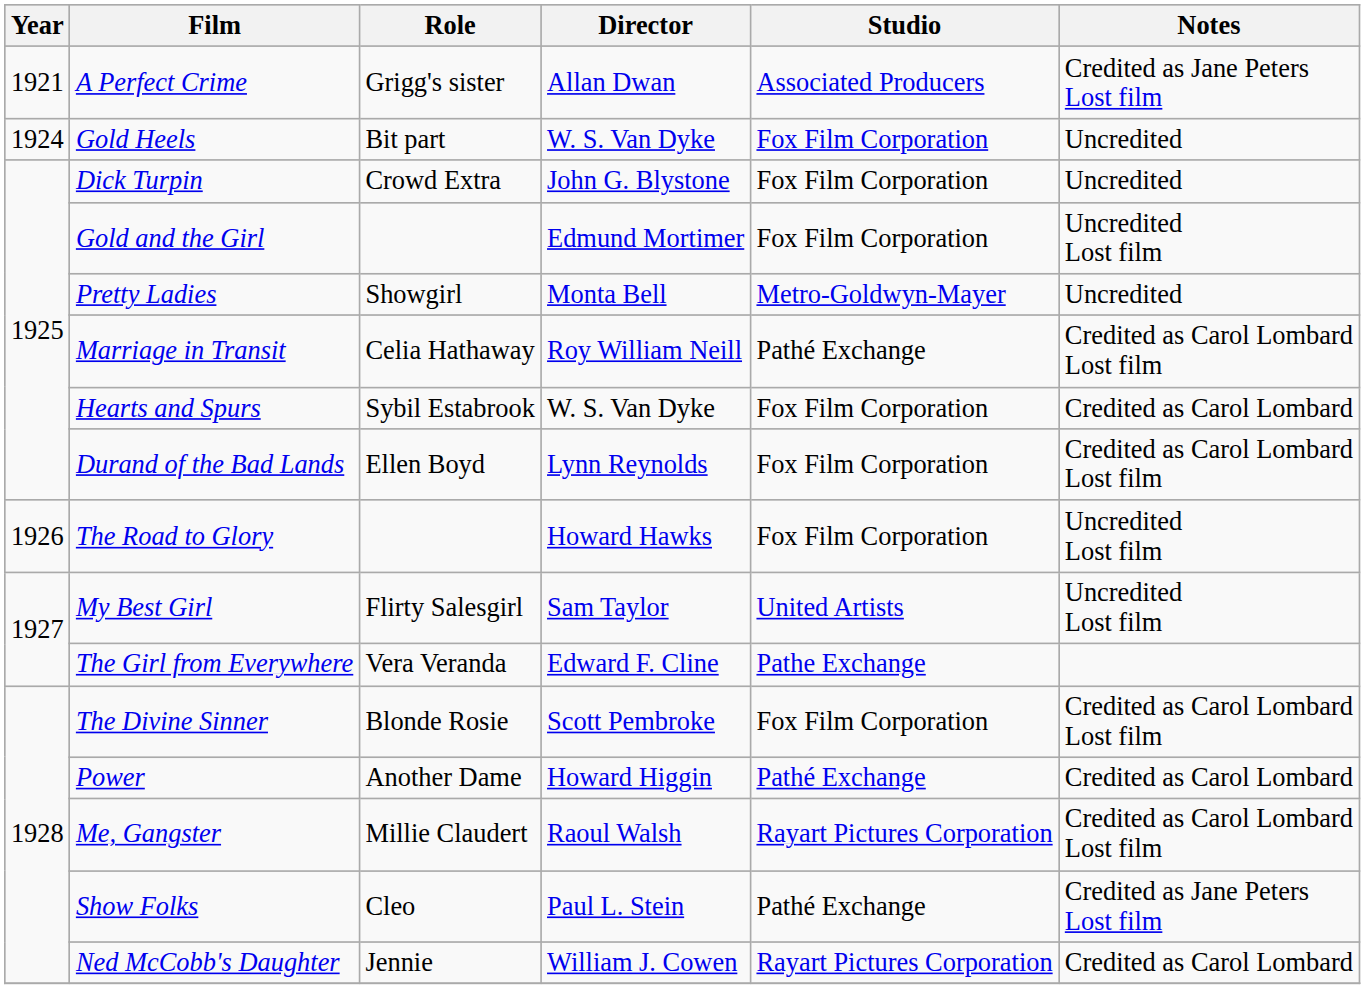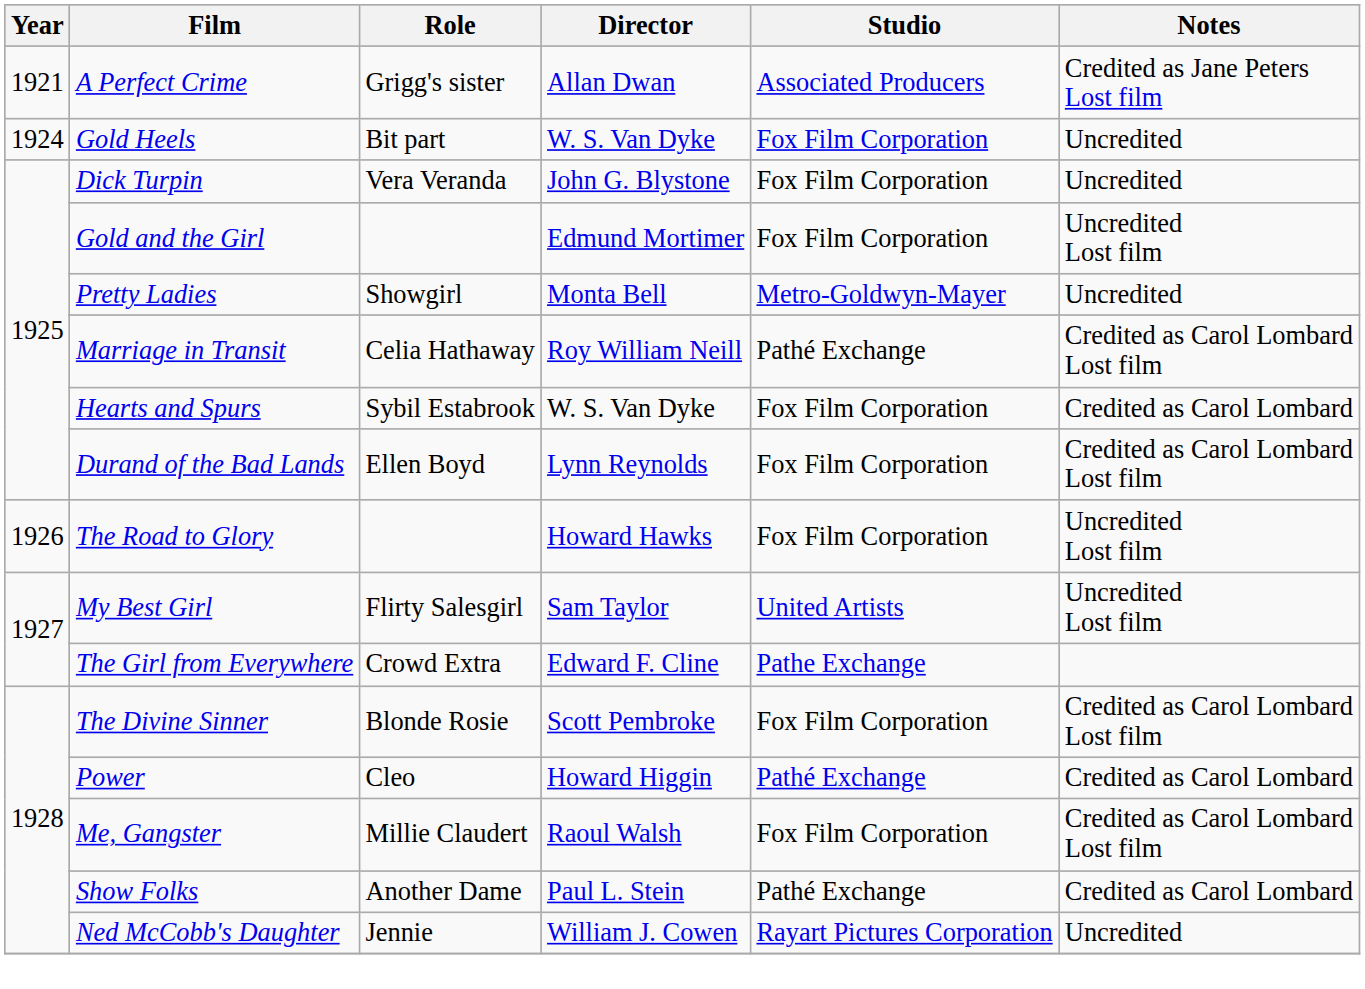(433, 180) Crowd Extra -> (436, 180) Vera Veranda
(436, 664) Vera Veranda -> (433, 664) Crowd Extra
(444, 777) Another Dame -> (390, 777) Cleo
(905, 834) Rayart Pictures Corporation -> (872, 834) Fox Film Corporation
(390, 905) Cleo -> (444, 891) Another Dame
(1187, 905) Credited as Jane Peters Lost film -> (1209, 891) Credited as Carol Lombard
(1209, 962) Credited as Carol Lombard -> (1123, 932) Uncredited
